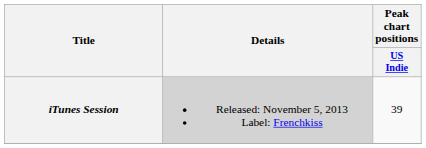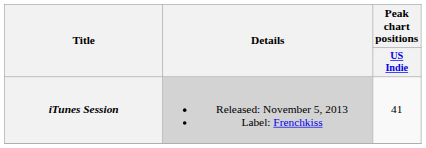(397, 110) 39 -> (397, 110) 41
